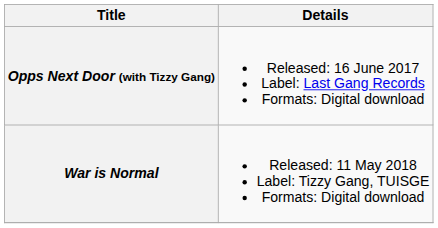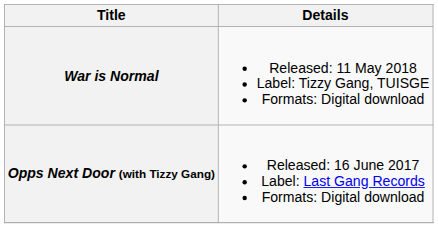rows swapped: (111, 75) <-> (111, 173)
